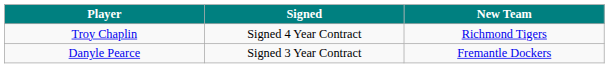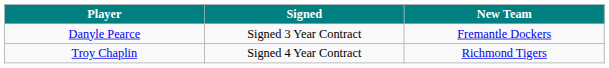rows swapped: (104, 53) <-> (104, 33)
